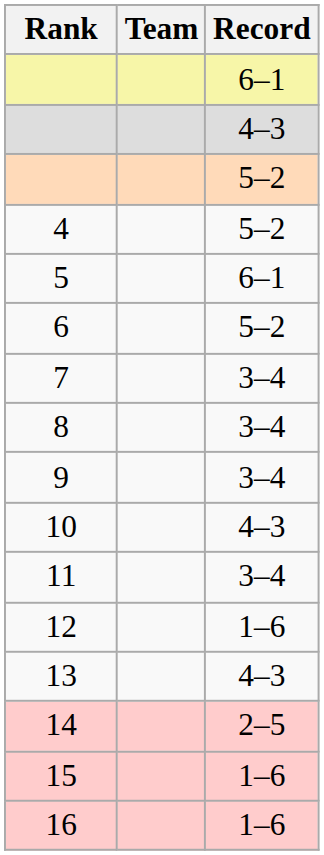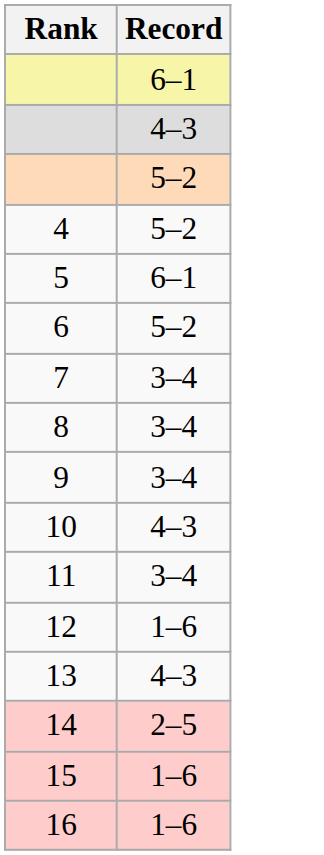- column: (162, 29)
